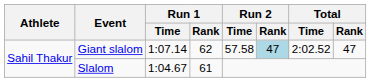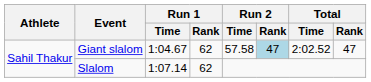(168, 50) 1:07.14 -> (168, 50) 1:04.67
(168, 68) 1:04.67 -> (168, 68) 1:07.14
(206, 68) 61 -> (206, 68) 62
